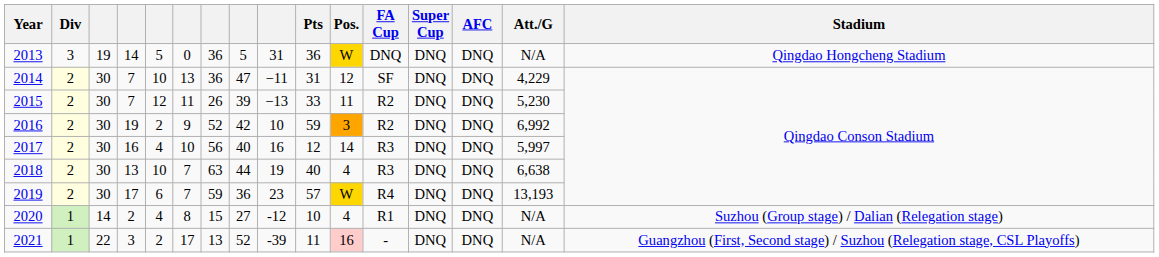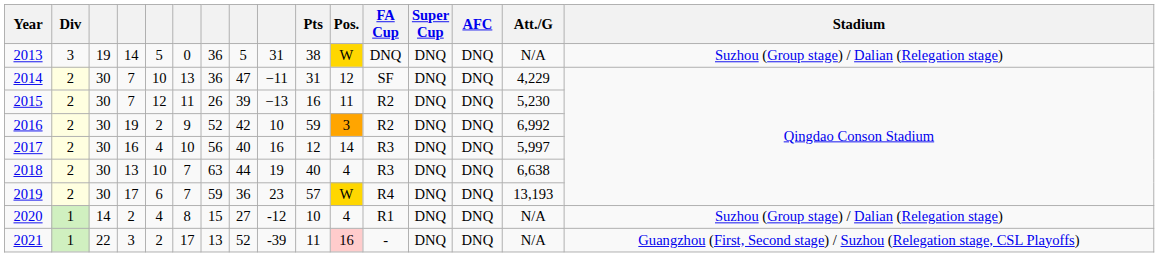(313, 55) 36 -> (313, 55) 38
(859, 55) Qingdao Hongcheng Stadium -> (859, 55) Suzhou (Group stage) / Dalian (Relegation stage)
(313, 101) 33 -> (313, 101) 16
